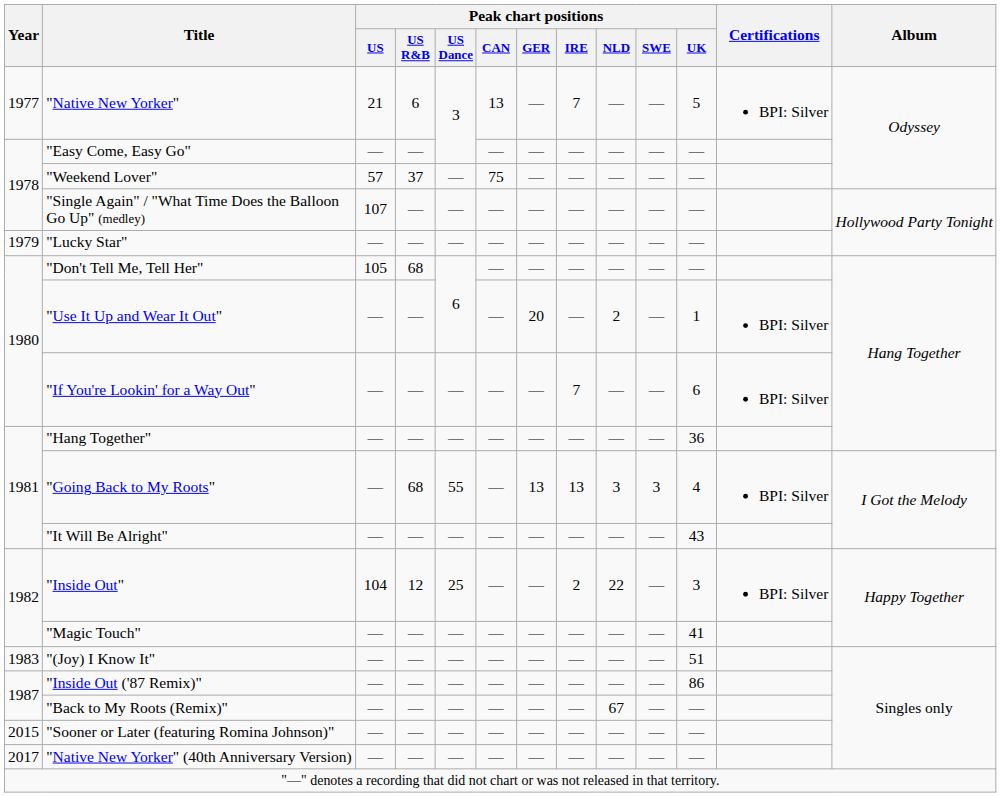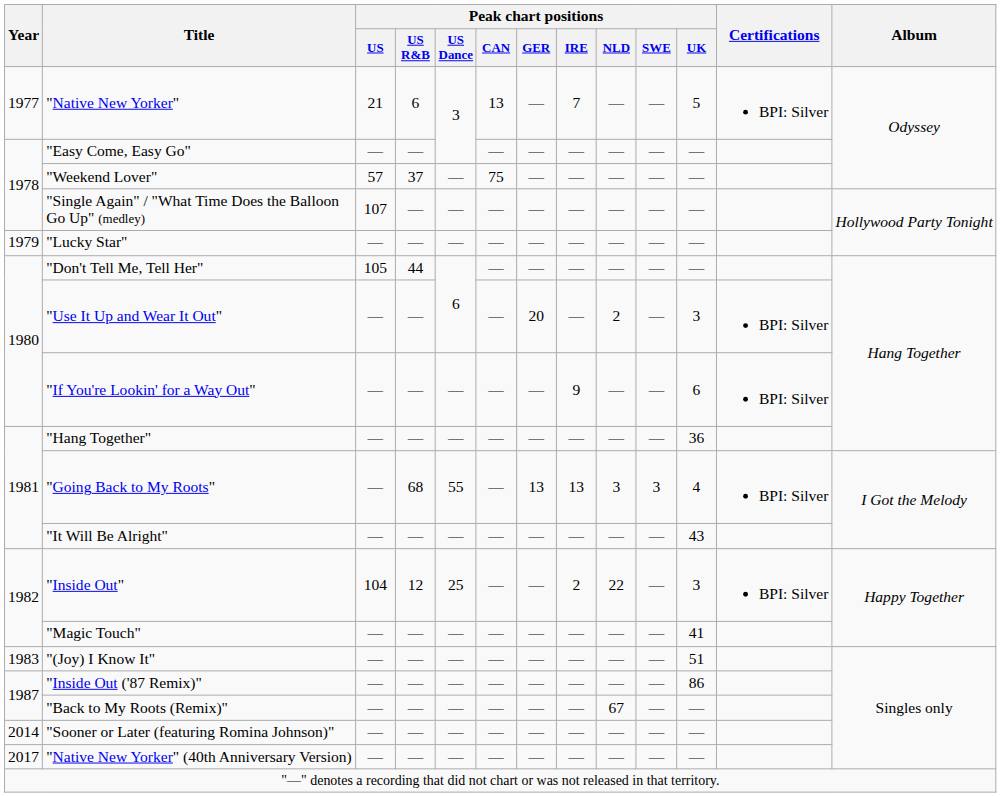(415, 267) 68 -> (415, 267) 44
(696, 316) 1 -> (696, 316) 3
(576, 389) 7 -> (576, 389) 9
(24, 732) 2015 -> (24, 732) 2014
